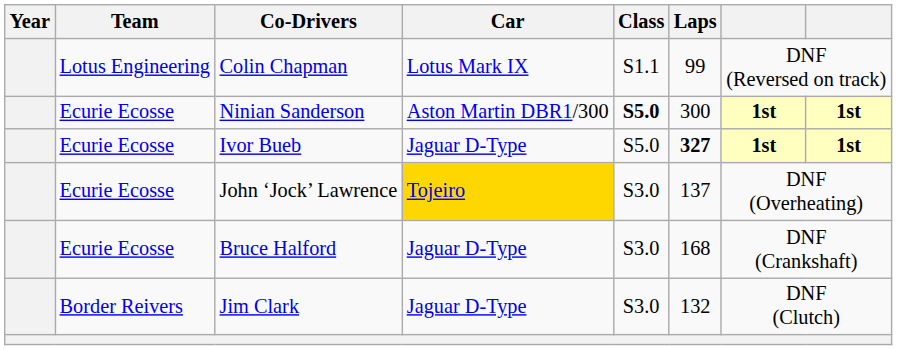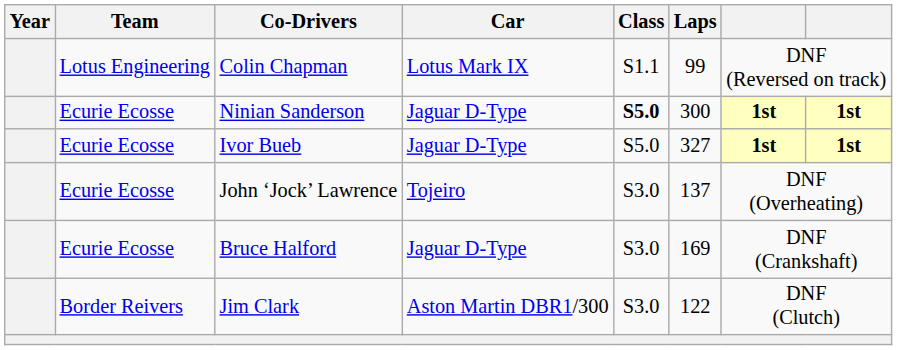(508, 112) Aston Martin DBR1/300 -> (467, 112) Jaguar D-Type
(695, 146) bold -> (695, 146) normal
(436, 191) gold background -> (436, 191) no background
(695, 248) 168 -> (695, 248) 169
(467, 306) Jaguar D-Type -> (508, 306) Aston Martin DBR1/300
(695, 306) 132 -> (695, 306) 122
